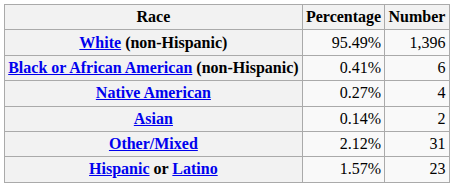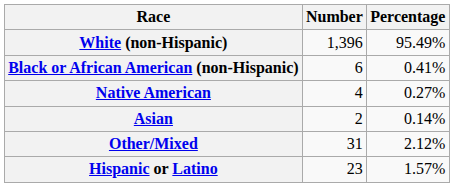columns swapped: (417, 17) <-> (344, 17)
